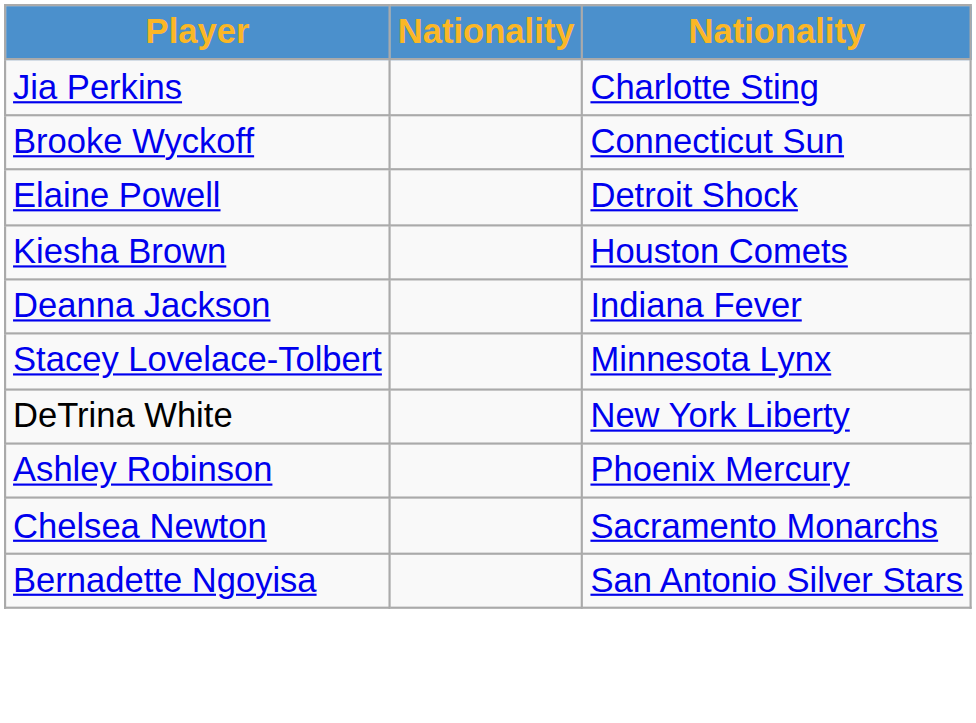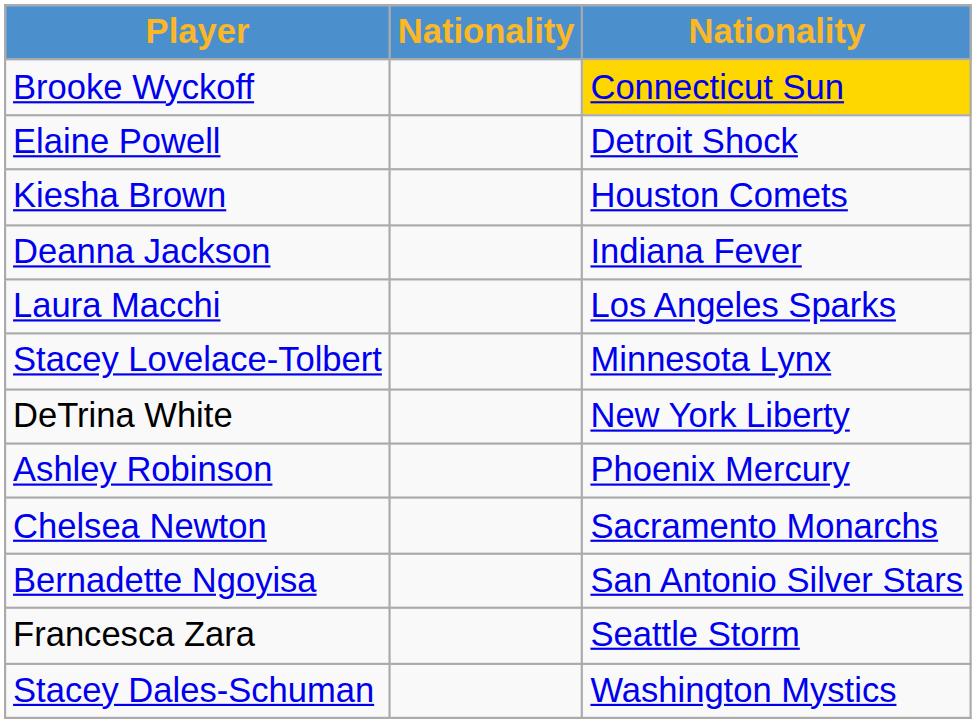- row: (98, 86)
(717, 141) no background -> (717, 86) gold background
+ row: (117, 305)
+ row: (134, 634)
+ row: (194, 689)
